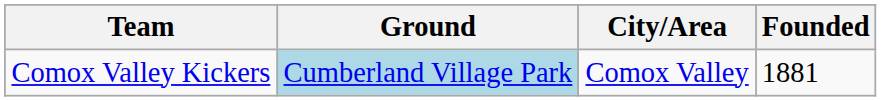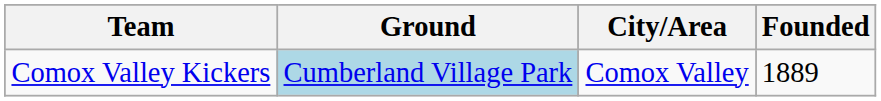(790, 72) 1881 -> (790, 72) 1889
